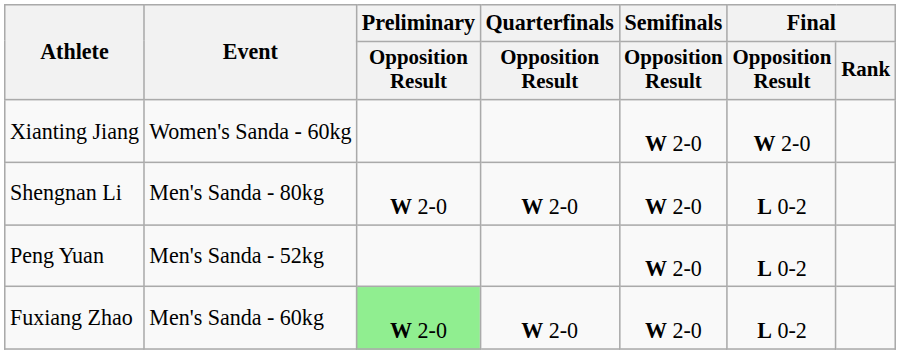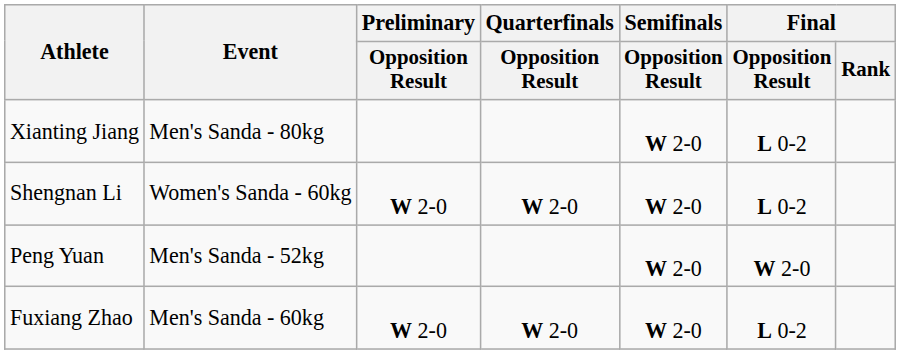(250, 131) Women's Sanda - 60kg -> (237, 131) Men's Sanda - 80kg
(782, 144) W 2-0 -> (782, 144) L 0-2
(237, 193) Men's Sanda - 80kg -> (250, 193) Women's Sanda - 60kg
(782, 268) L 0-2 -> (782, 268) W 2-0
(418, 331) lightgreen background -> (418, 331) no background
